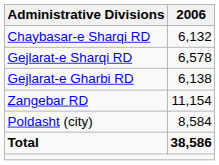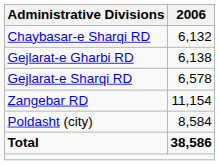rows swapped: (71, 79) <-> (70, 57)
